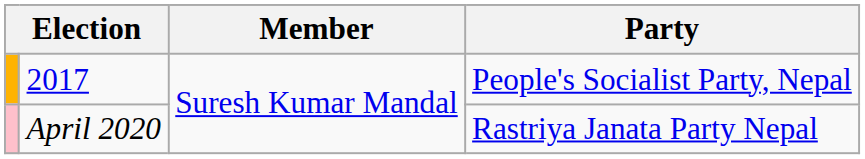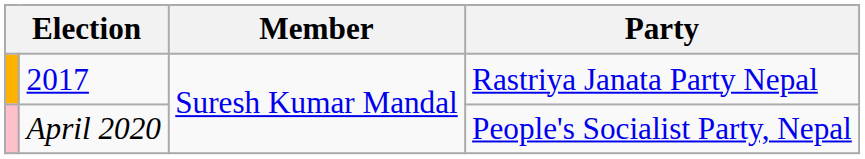(662, 78) People's Socialist Party, Nepal -> (645, 78) Rastriya Janata Party Nepal
(645, 128) Rastriya Janata Party Nepal -> (662, 128) People's Socialist Party, Nepal
